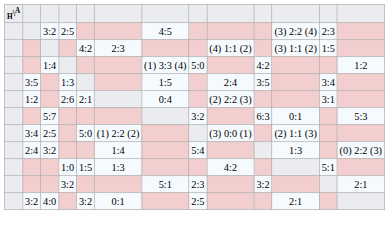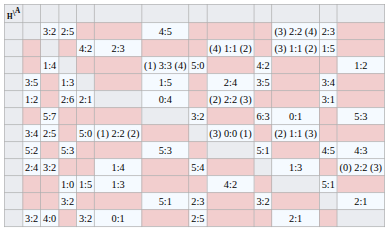+ row: (32, 150)
